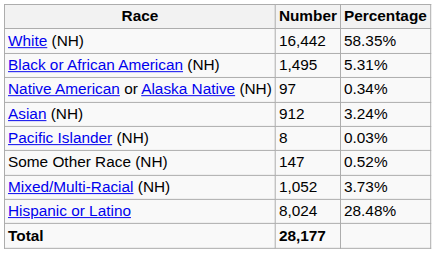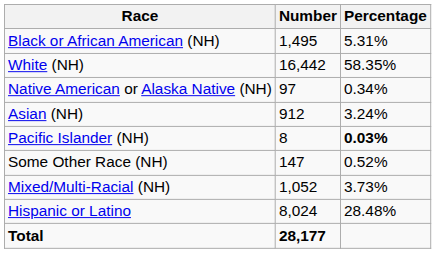rows swapped: (46, 41) <-> (114, 65)
(366, 138) normal -> (366, 138) bold
